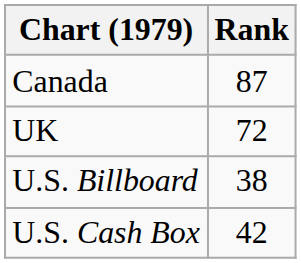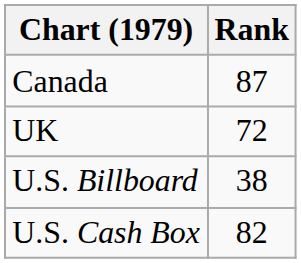(252, 231) 42 -> (252, 231) 82
